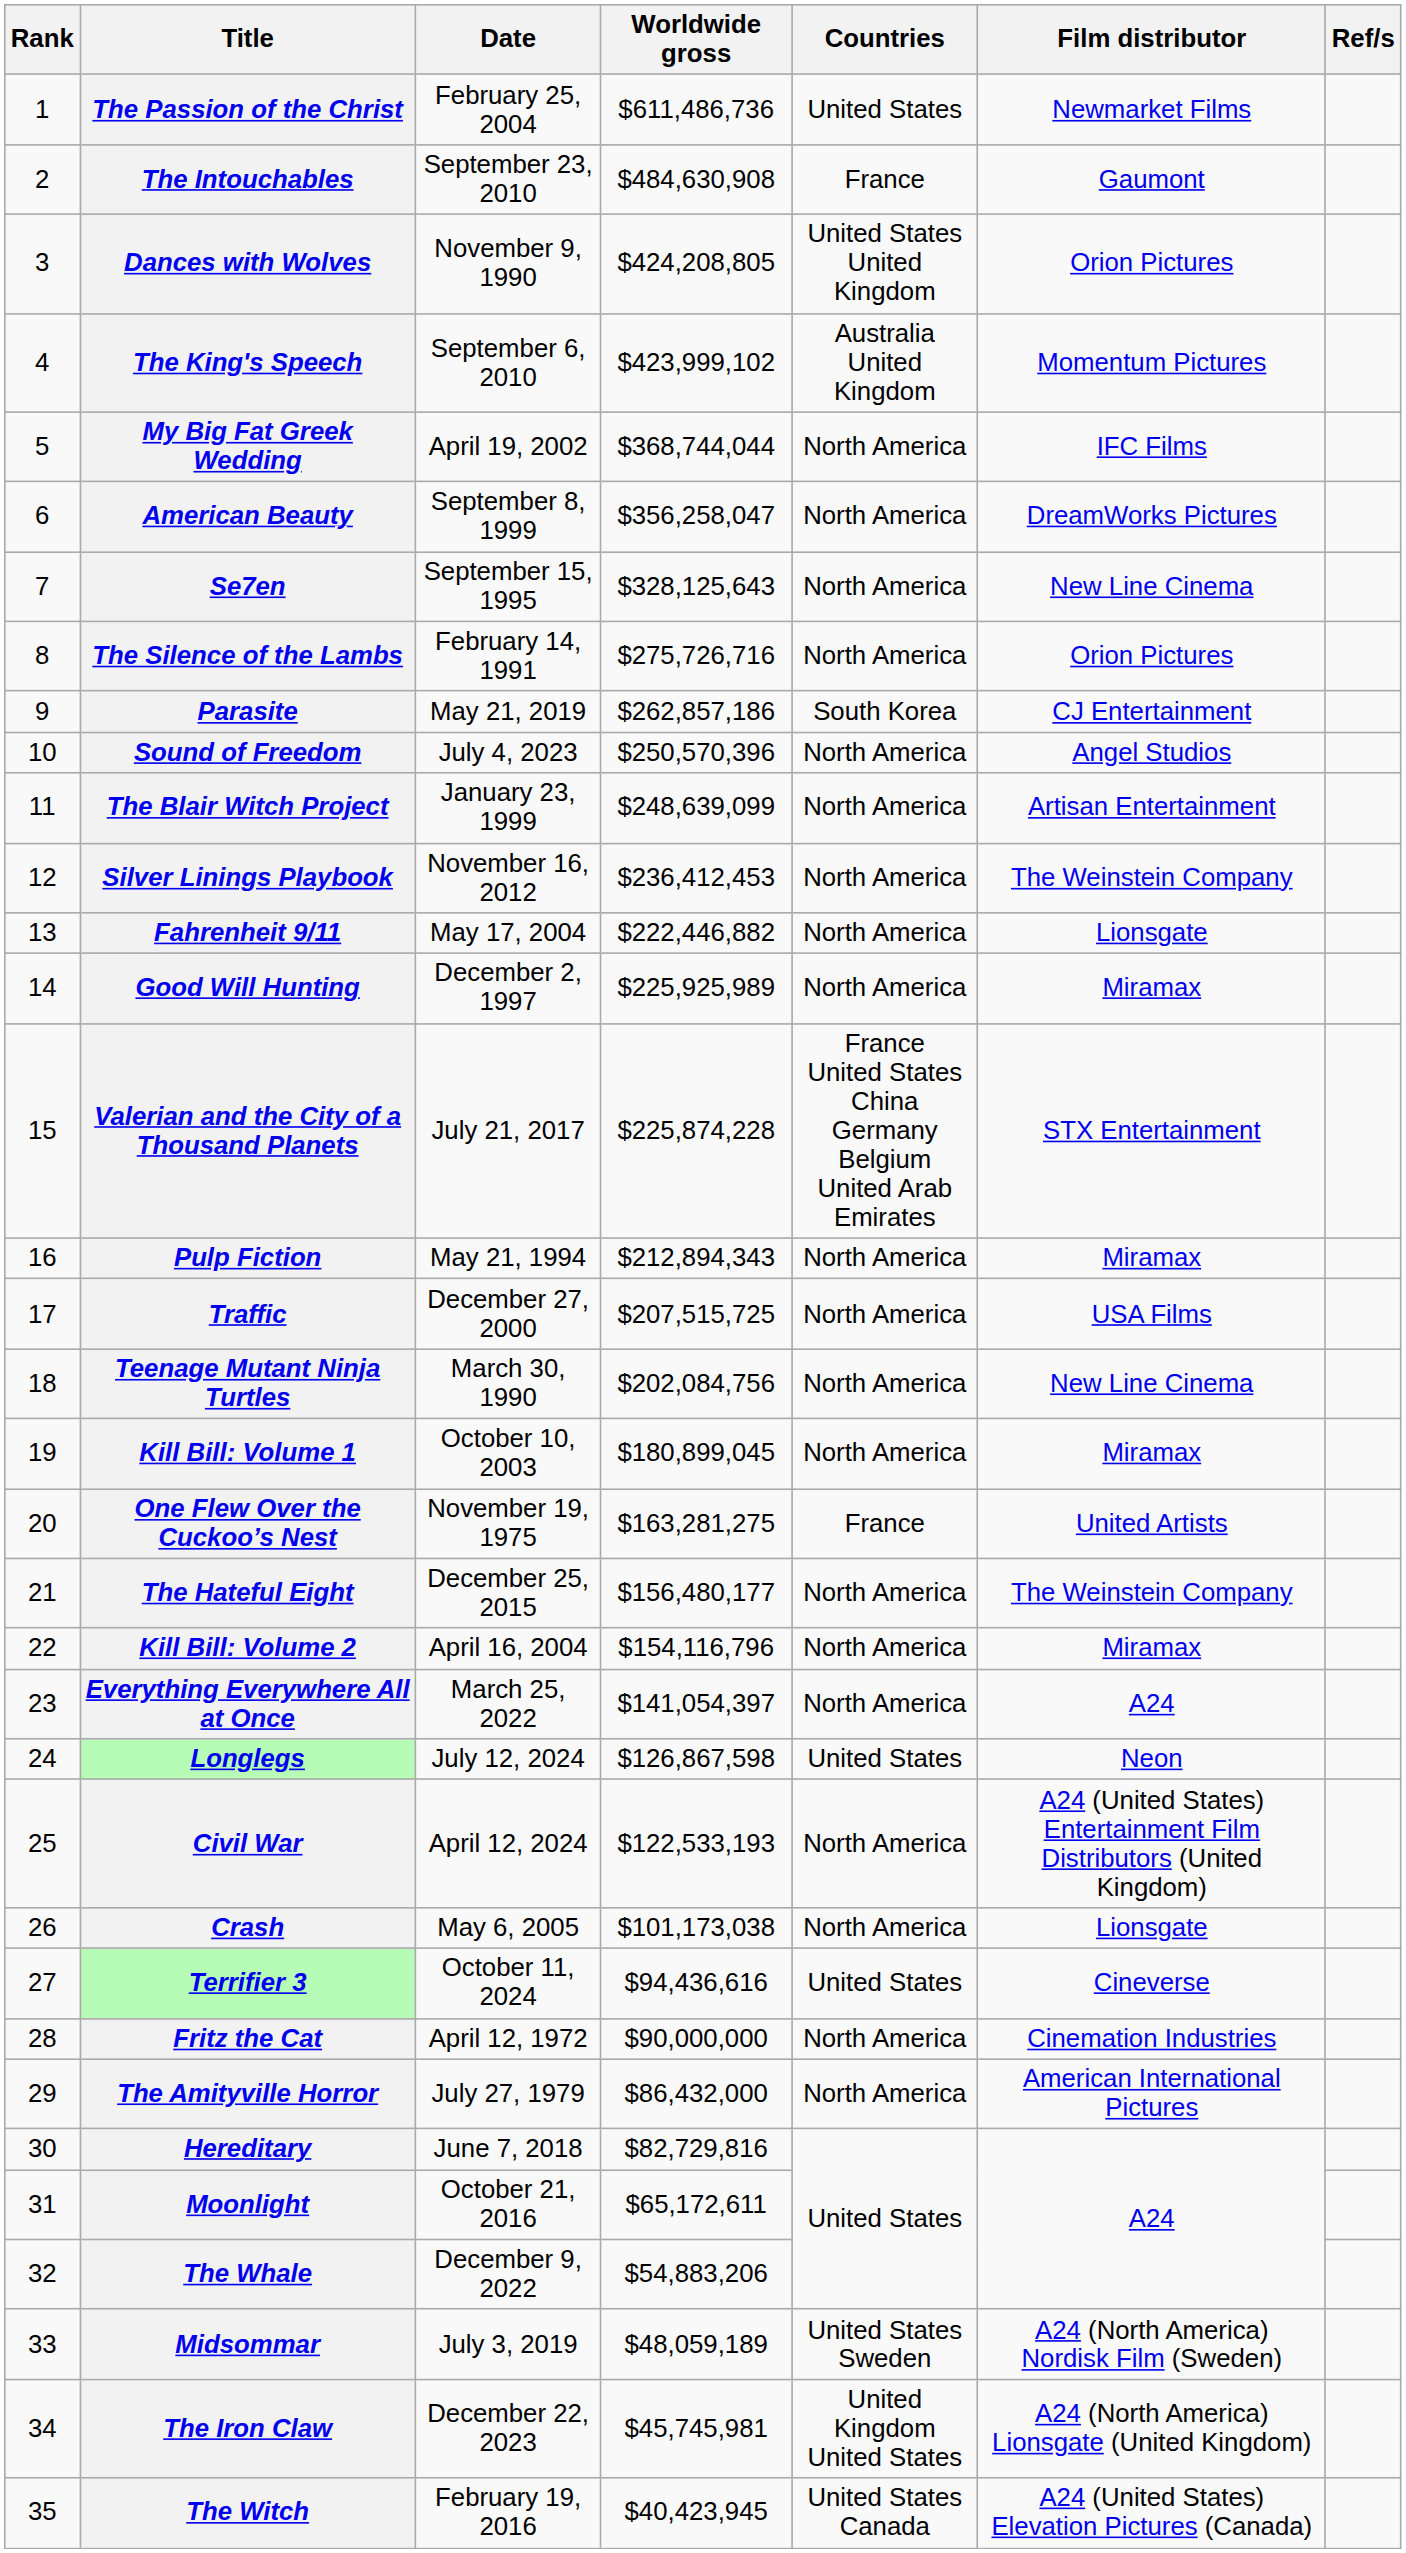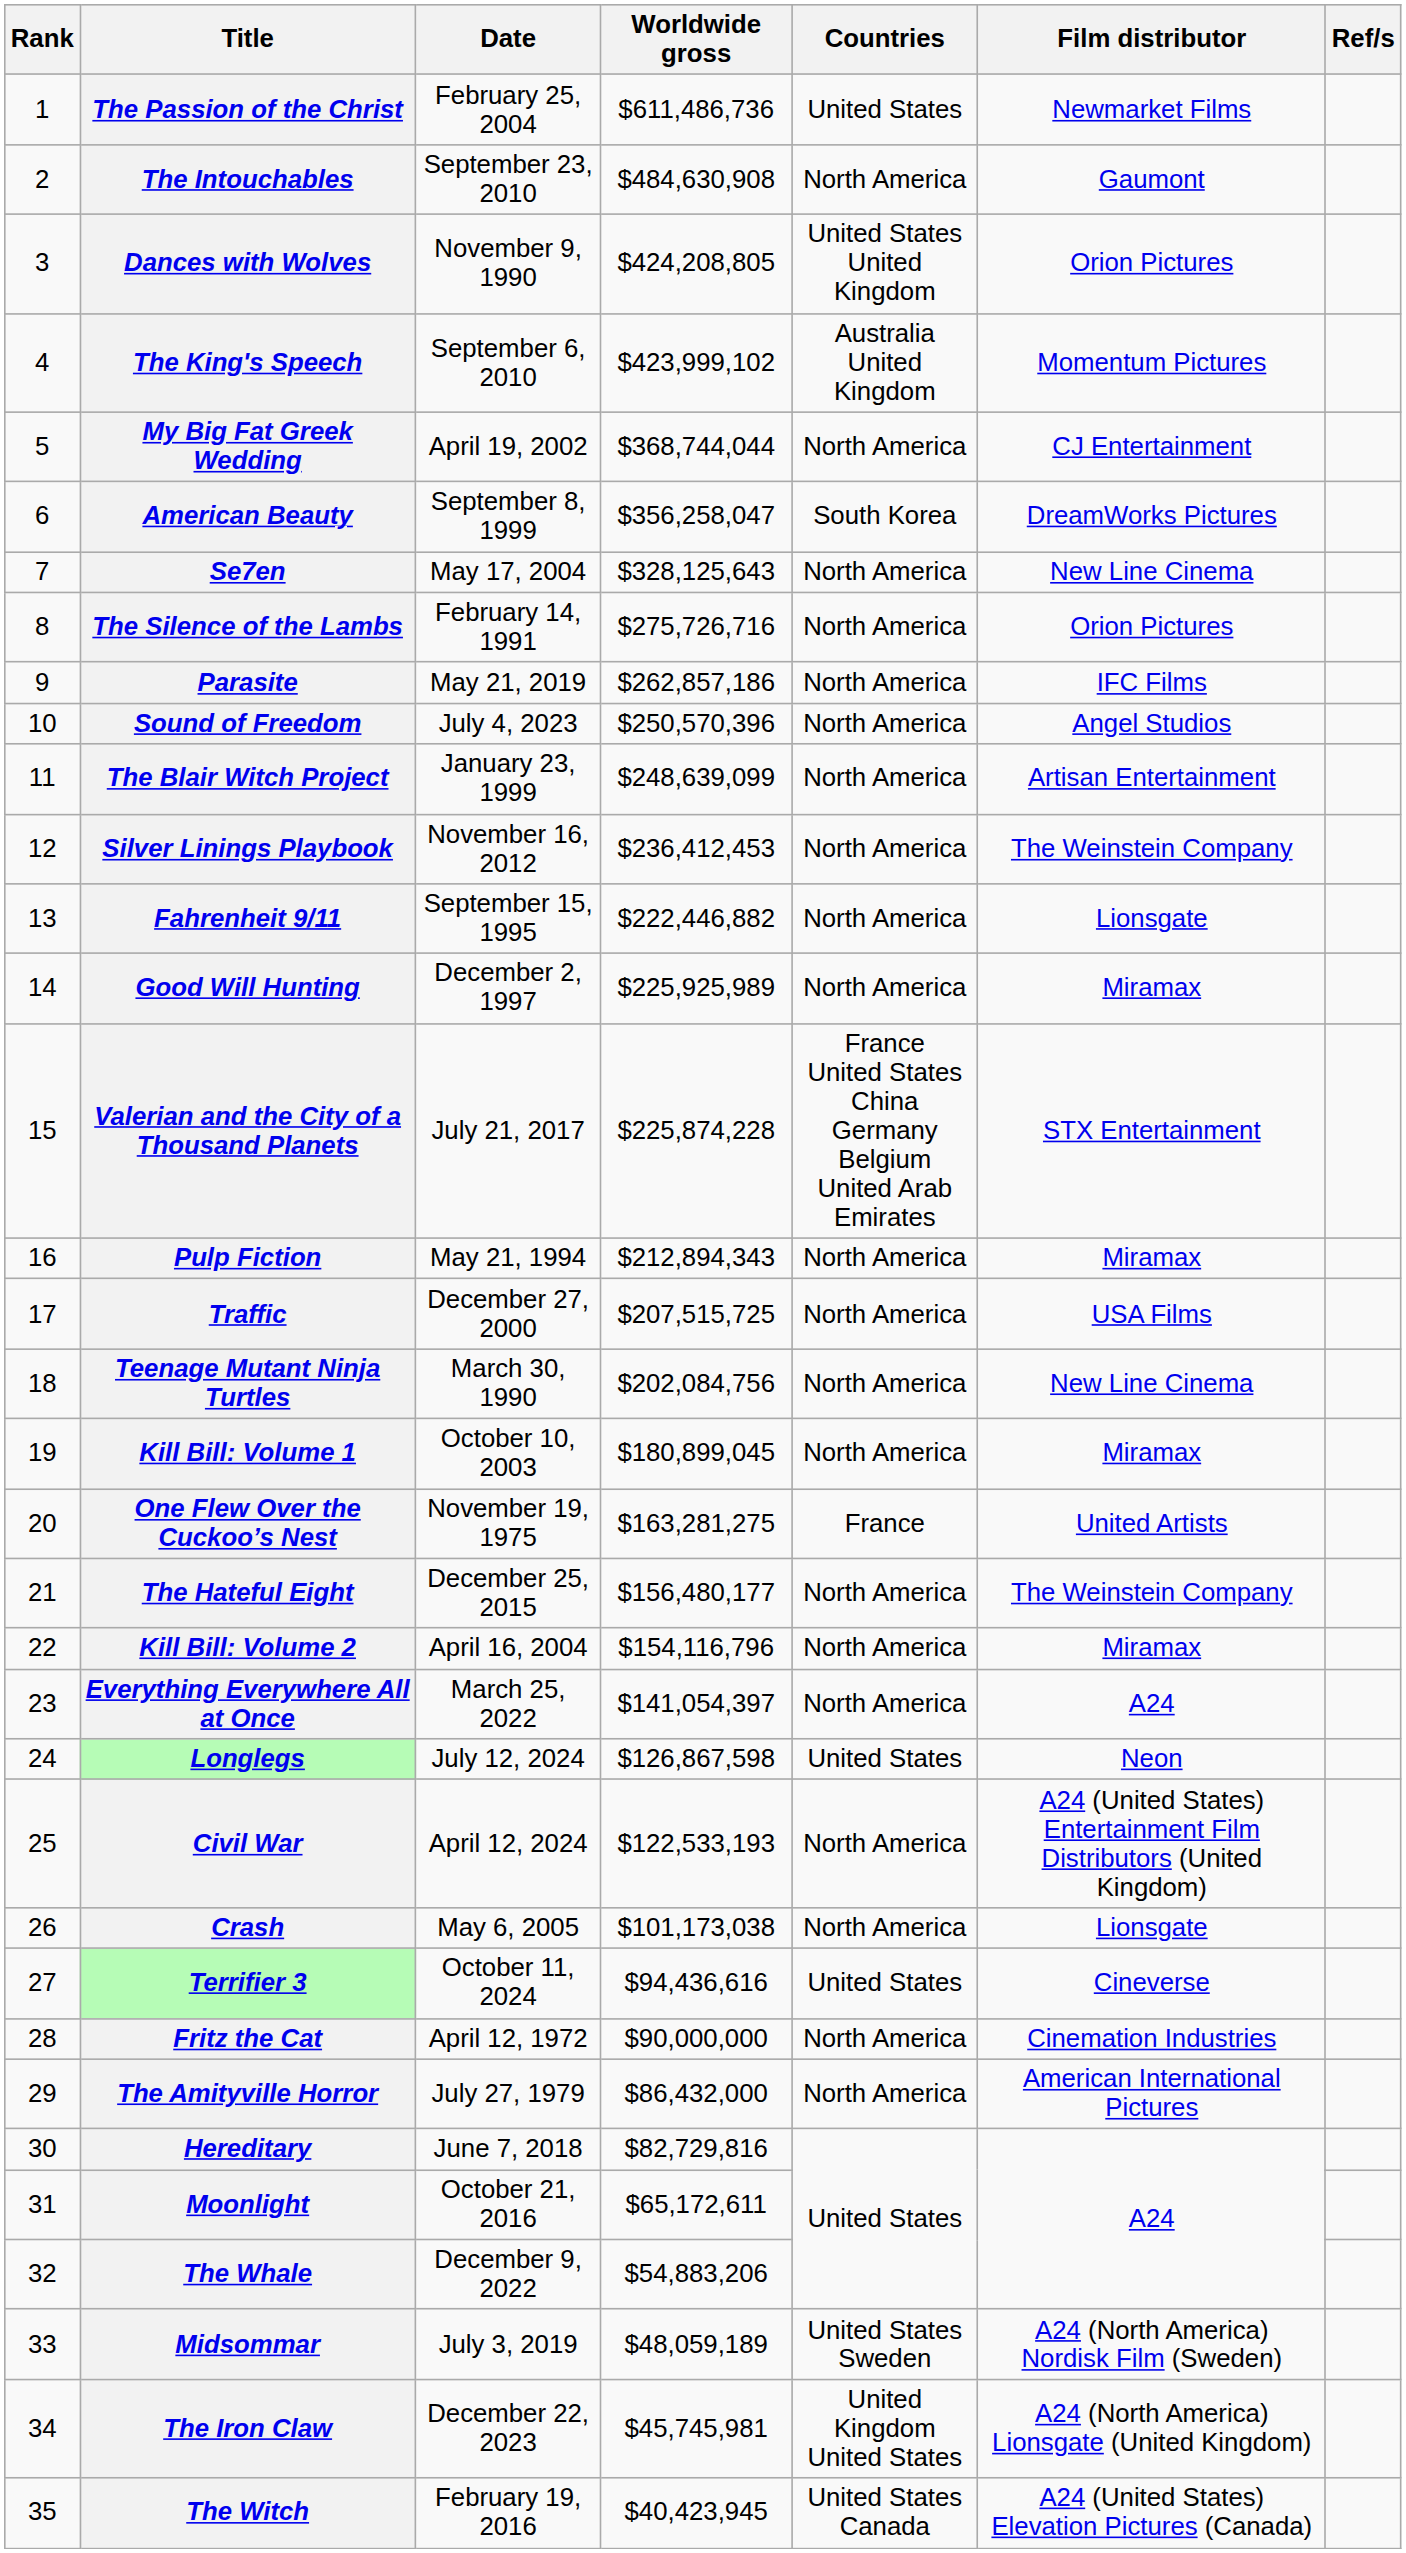(885, 179) France -> (885, 179) North America
(1152, 446) IFC Films -> (1152, 446) CJ Entertainment
(885, 516) North America -> (885, 516) South Korea
(508, 586) September 15, 1995 -> (508, 571) May 17, 2004
(885, 711) South Korea -> (885, 682) North America
(1152, 711) CJ Entertainment -> (1152, 682) IFC Films
(508, 932) May 17, 2004 -> (508, 918) September 15, 1995
